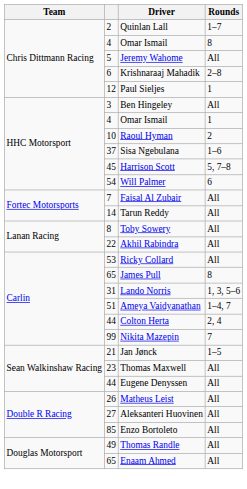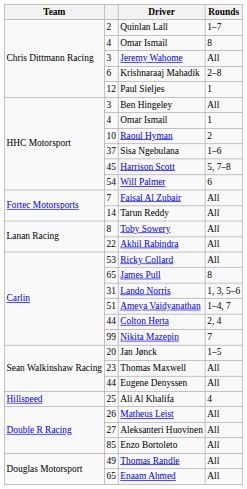(109, 58) 5 -> (109, 58) 3
(111, 352) 21 -> (111, 352) 20
+ row: (147, 398)
